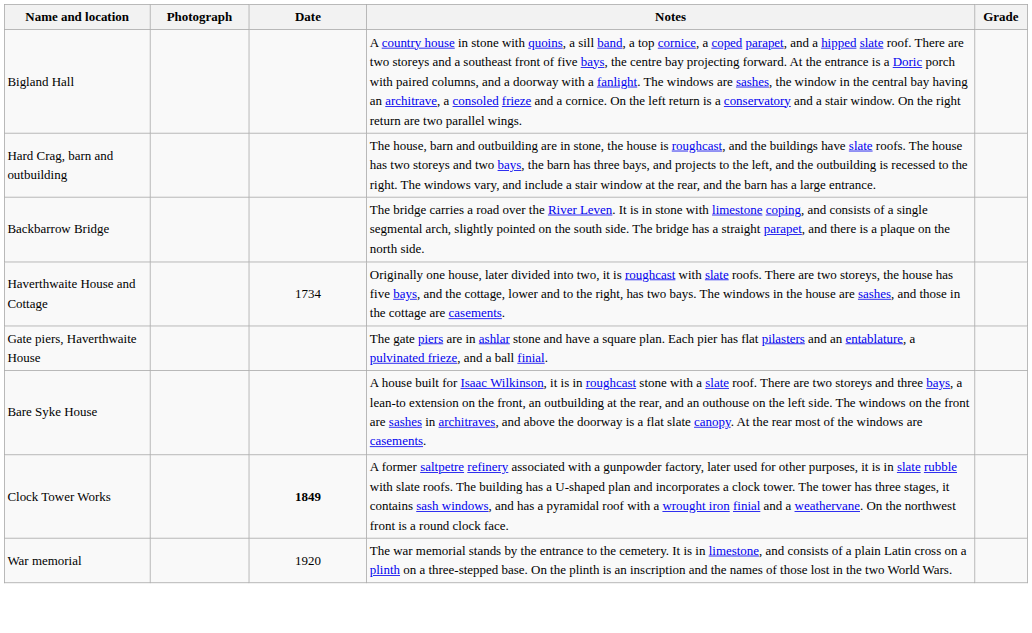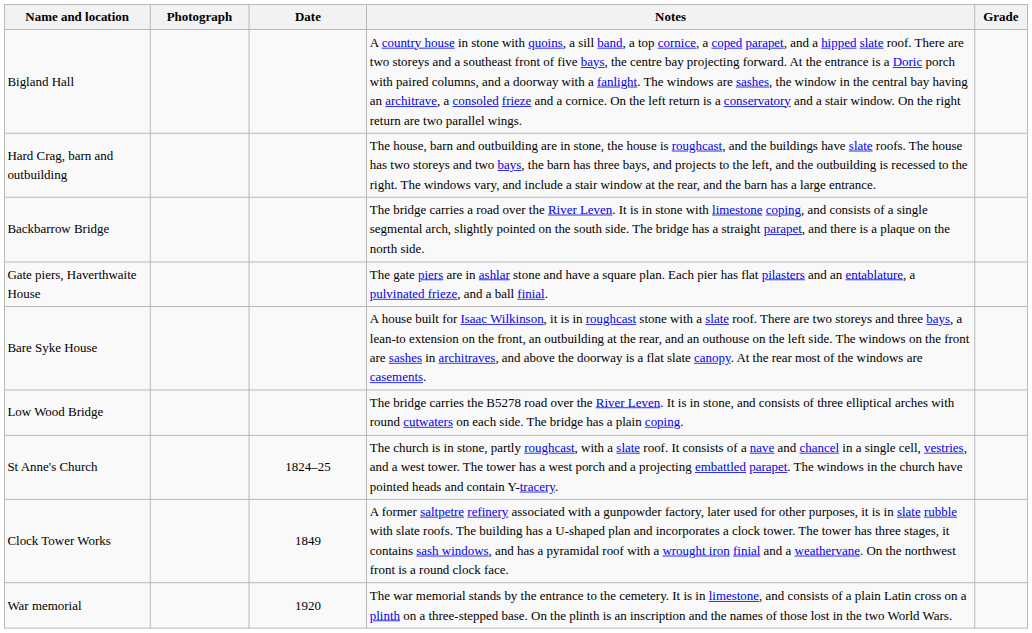- row: (71, 293)
+ row: (55, 412)
+ row: (52, 467)
(308, 496) bold -> (308, 541) normal
